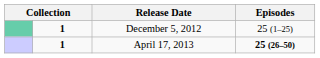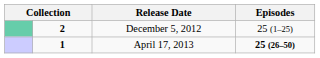(62, 28) 1 -> (62, 28) 2
